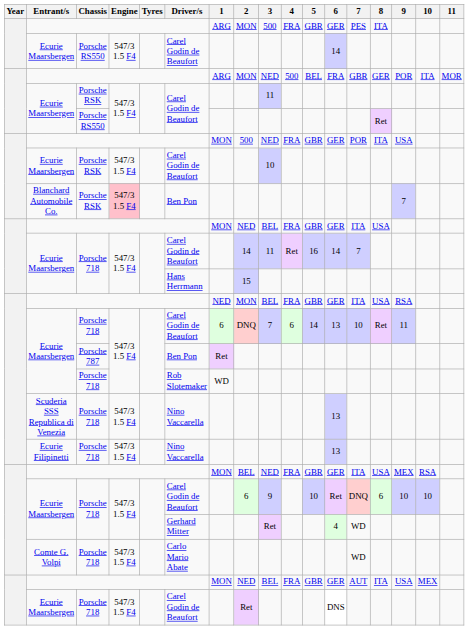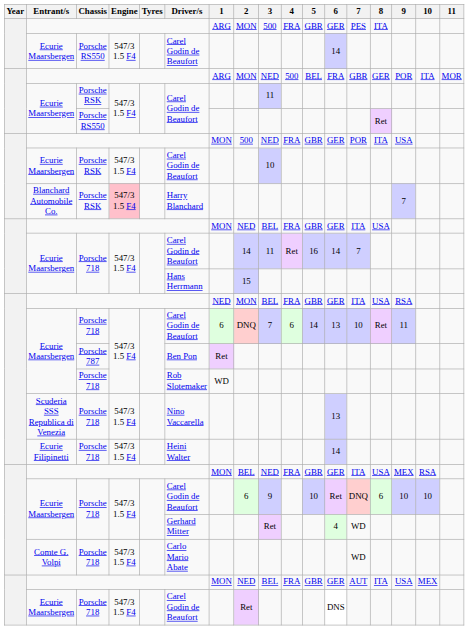(182, 200) Ben Pon -> (185, 200) Harry Blanchard
(185, 451) Nino Vaccarella -> (178, 451) Heini Walter
(336, 451) 13 -> (336, 451) 14
